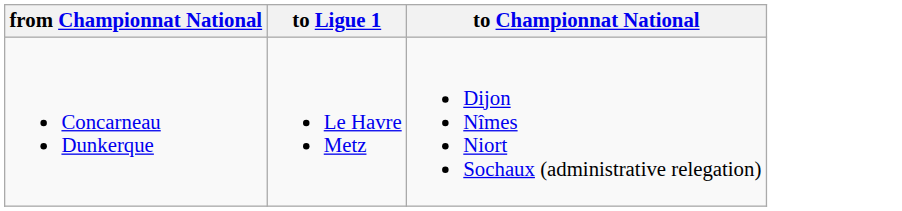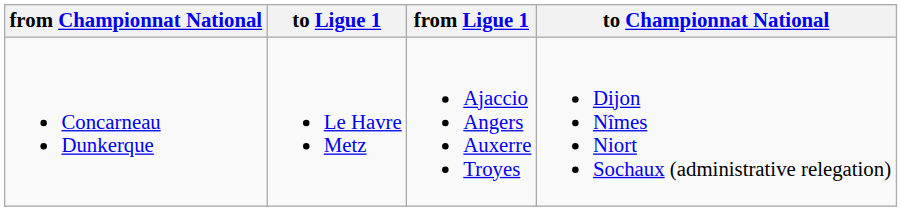+ column: (471, 20)
